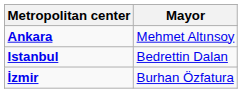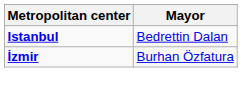- row: (30, 36)
